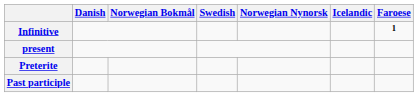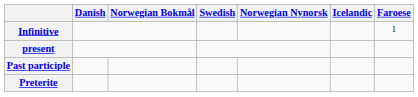(394, 31) bold -> (394, 29) normal
rows swapped: (38, 66) <-> (38, 83)
